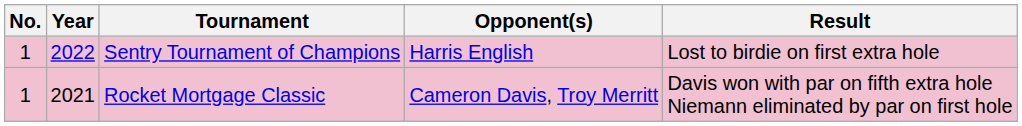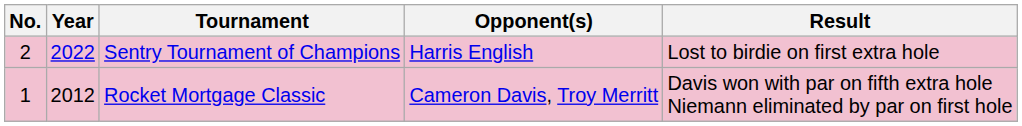(25, 52) 1 -> (25, 52) 2
(73, 95) 2021 -> (73, 95) 2012
